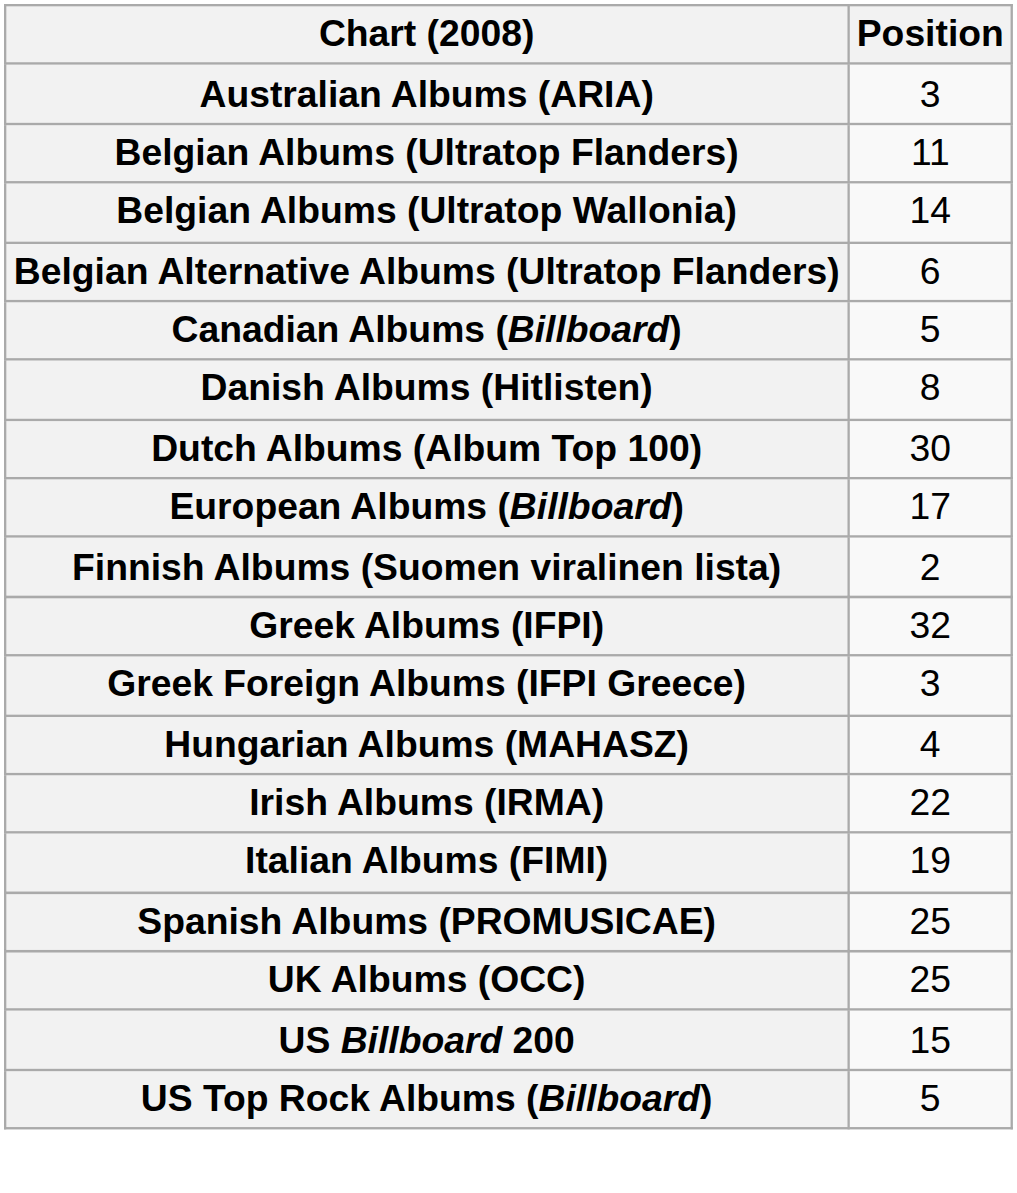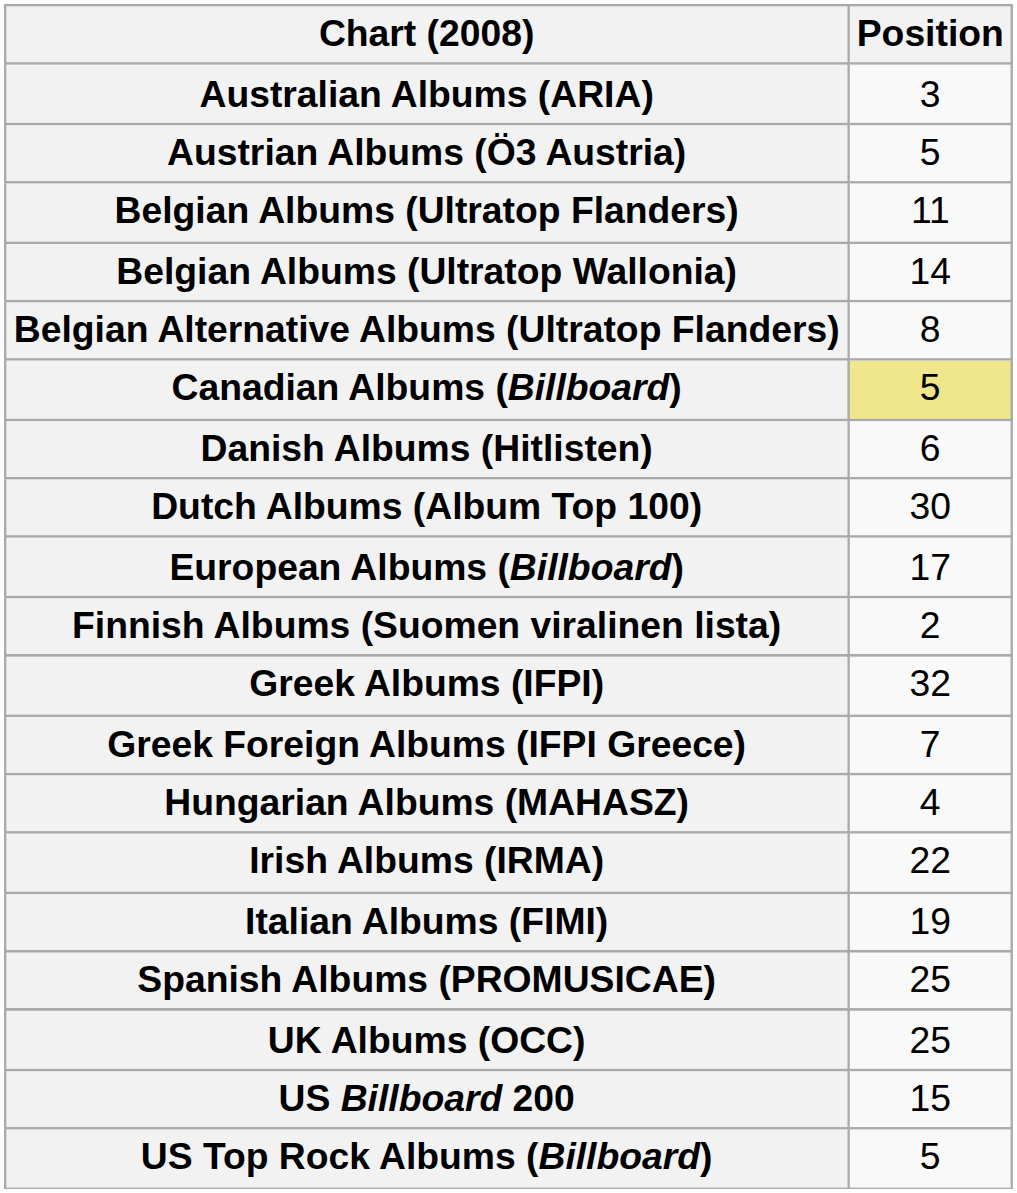+ row: (427, 152)
(930, 270) 6 -> (930, 329) 8
(930, 329) no background -> (930, 388) khaki background
(930, 388) 8 -> (930, 447) 6
(930, 684) 3 -> (930, 743) 7
